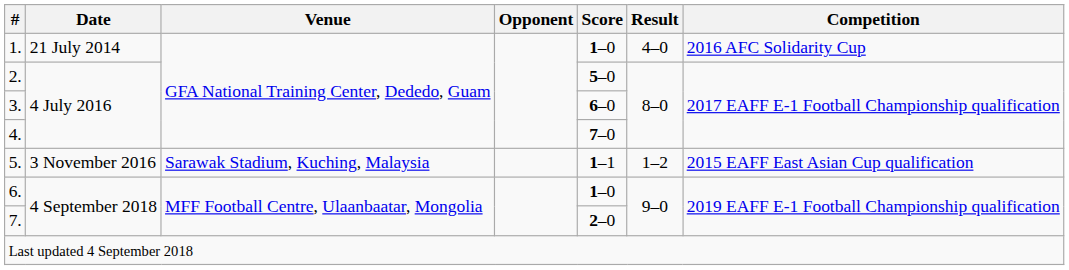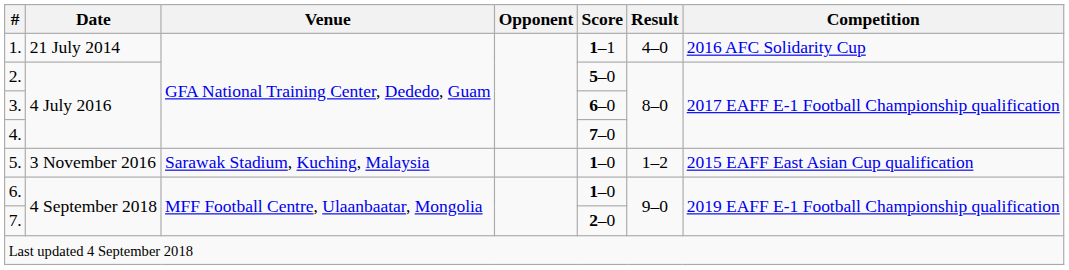(602, 47) 1–0 -> (602, 47) 1–1
(602, 163) 1–1 -> (602, 163) 1–0
